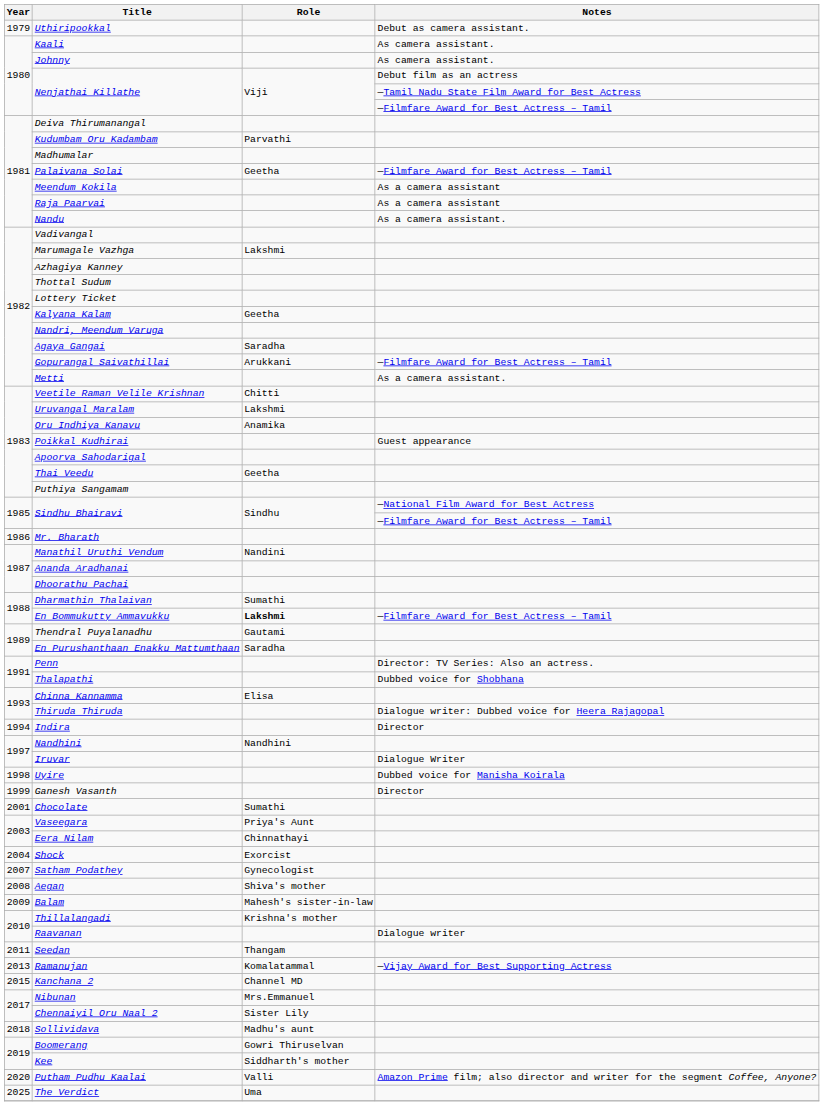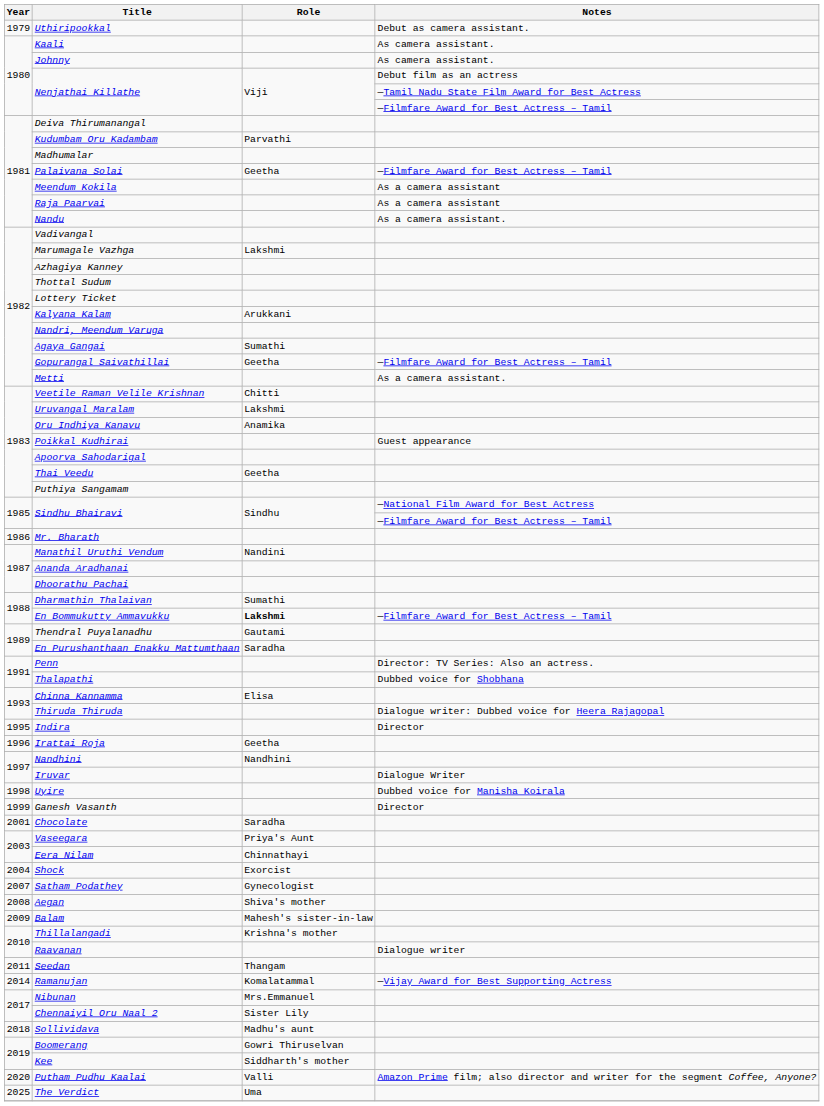(262, 314) Geetha -> (268, 314) Arukkani
(265, 346) Saradha -> (265, 346) Sumathi
(268, 362) Arukkani -> (262, 362) Geetha
(18, 727) 1994 -> (18, 727) 1995
+ row: (70, 743)
(265, 807) Sumathi -> (265, 823) Saradha
(18, 966) 2013 -> (18, 982) 2014
- row: (64, 982)
